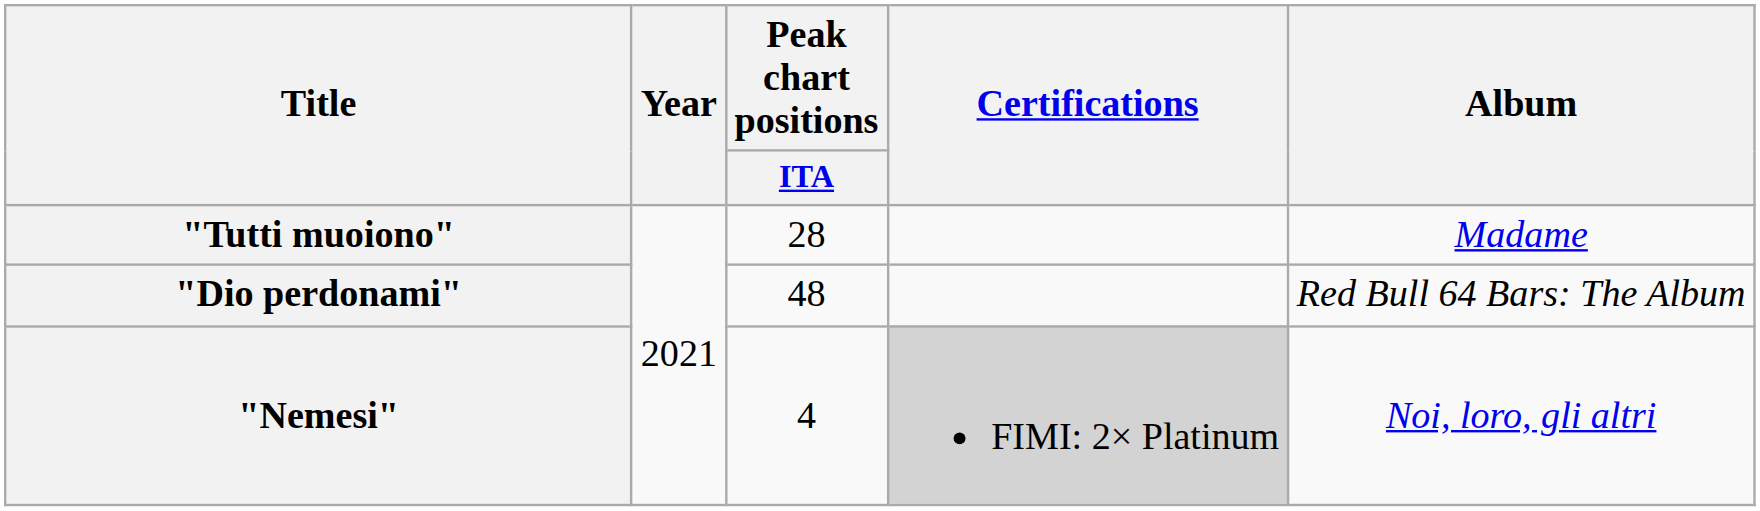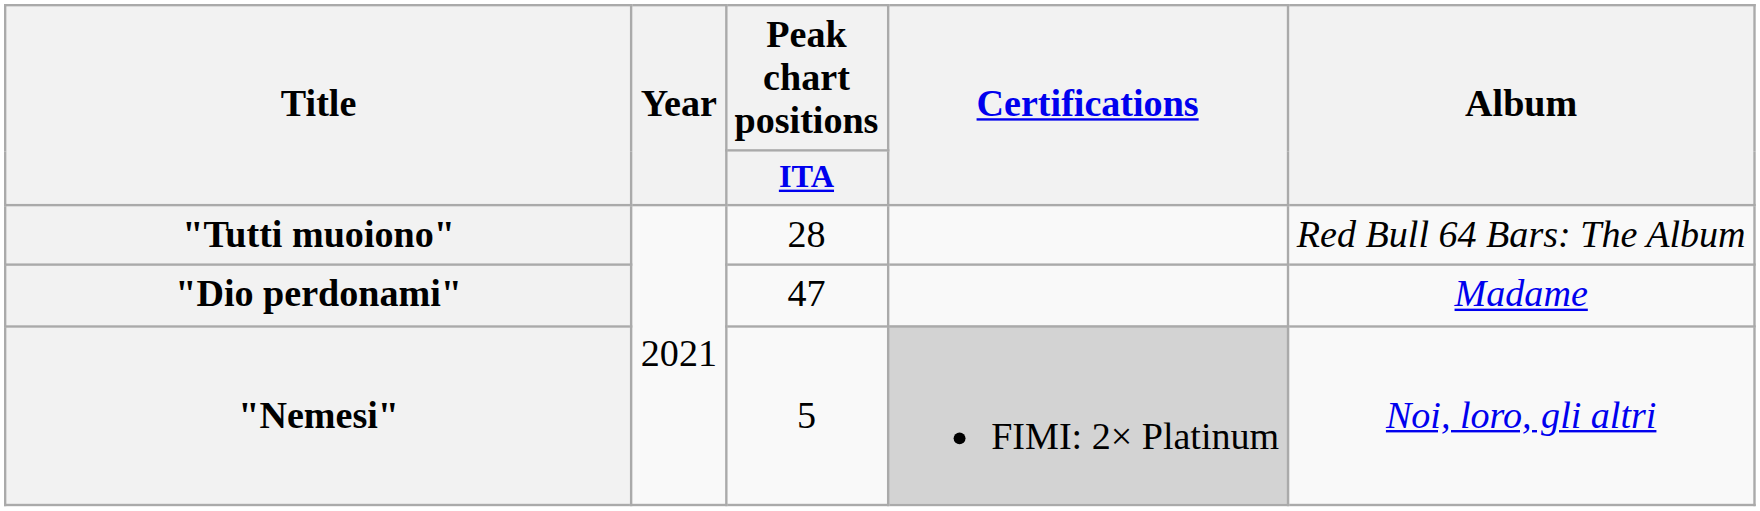(1521, 234) Madame -> (1521, 234) Red Bull 64 Bars: The Album
(806, 294) 48 -> (806, 294) 47
(1521, 294) Red Bull 64 Bars: The Album -> (1521, 294) Madame
(806, 414) 4 -> (806, 414) 5
